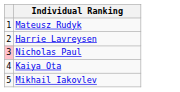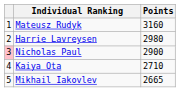+ column: (158, 11)
